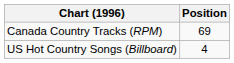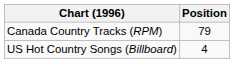(204, 31) 69 -> (204, 31) 79
